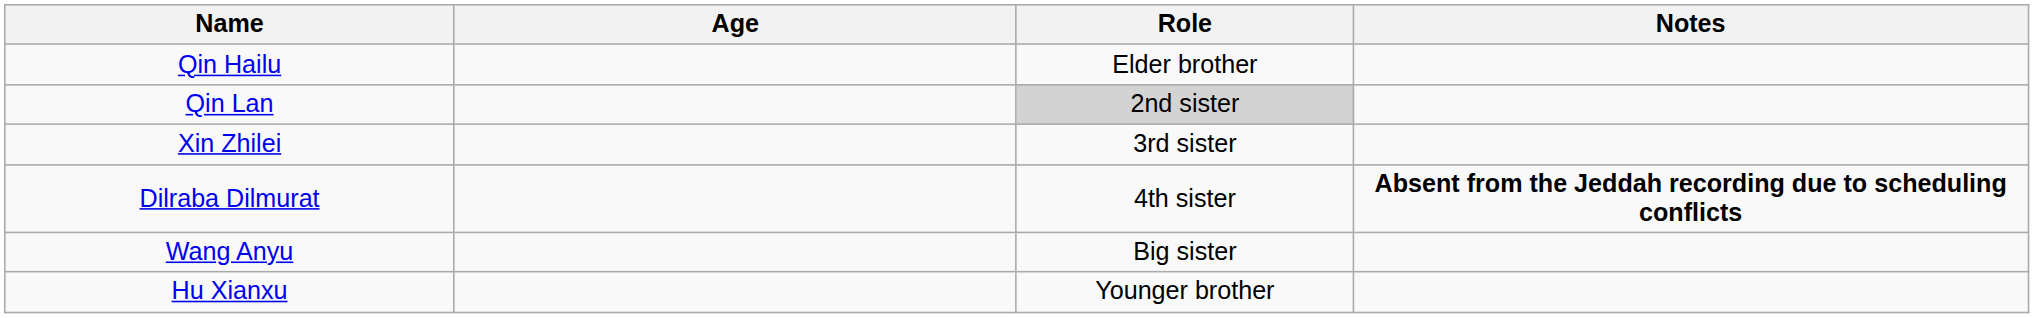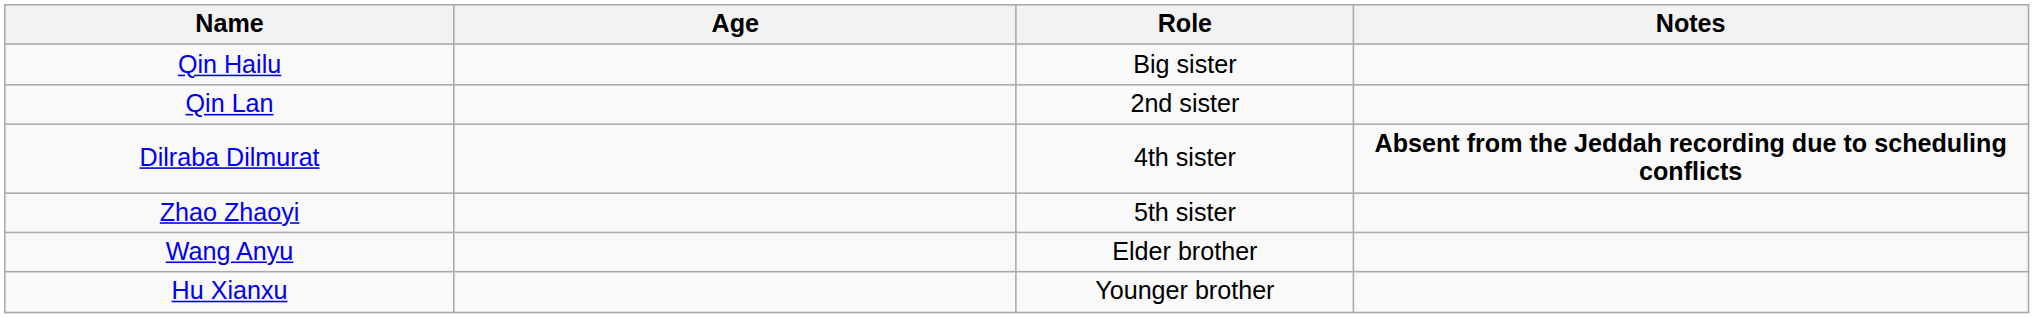(1185, 64) Elder brother -> (1185, 64) Big sister
(1185, 104) lightgrey background -> (1185, 104) no background
- row: (230, 143)
+ row: (230, 212)
(1185, 251) Big sister -> (1185, 251) Elder brother
